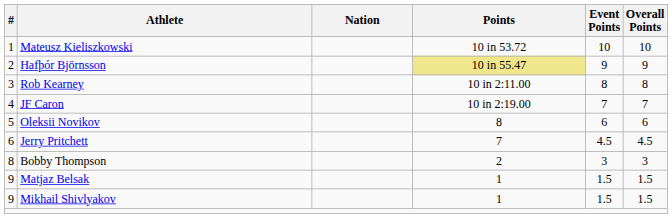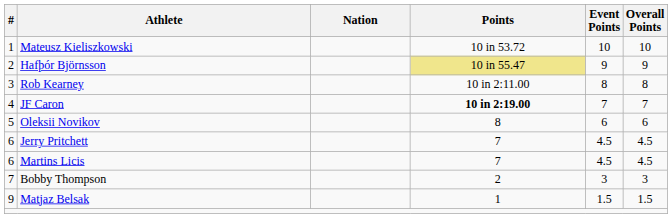(499, 103) normal -> (498, 103) bold
+ row: (52, 160)
(11, 160) 8 -> (11, 179) 7
- row: (68, 198)
